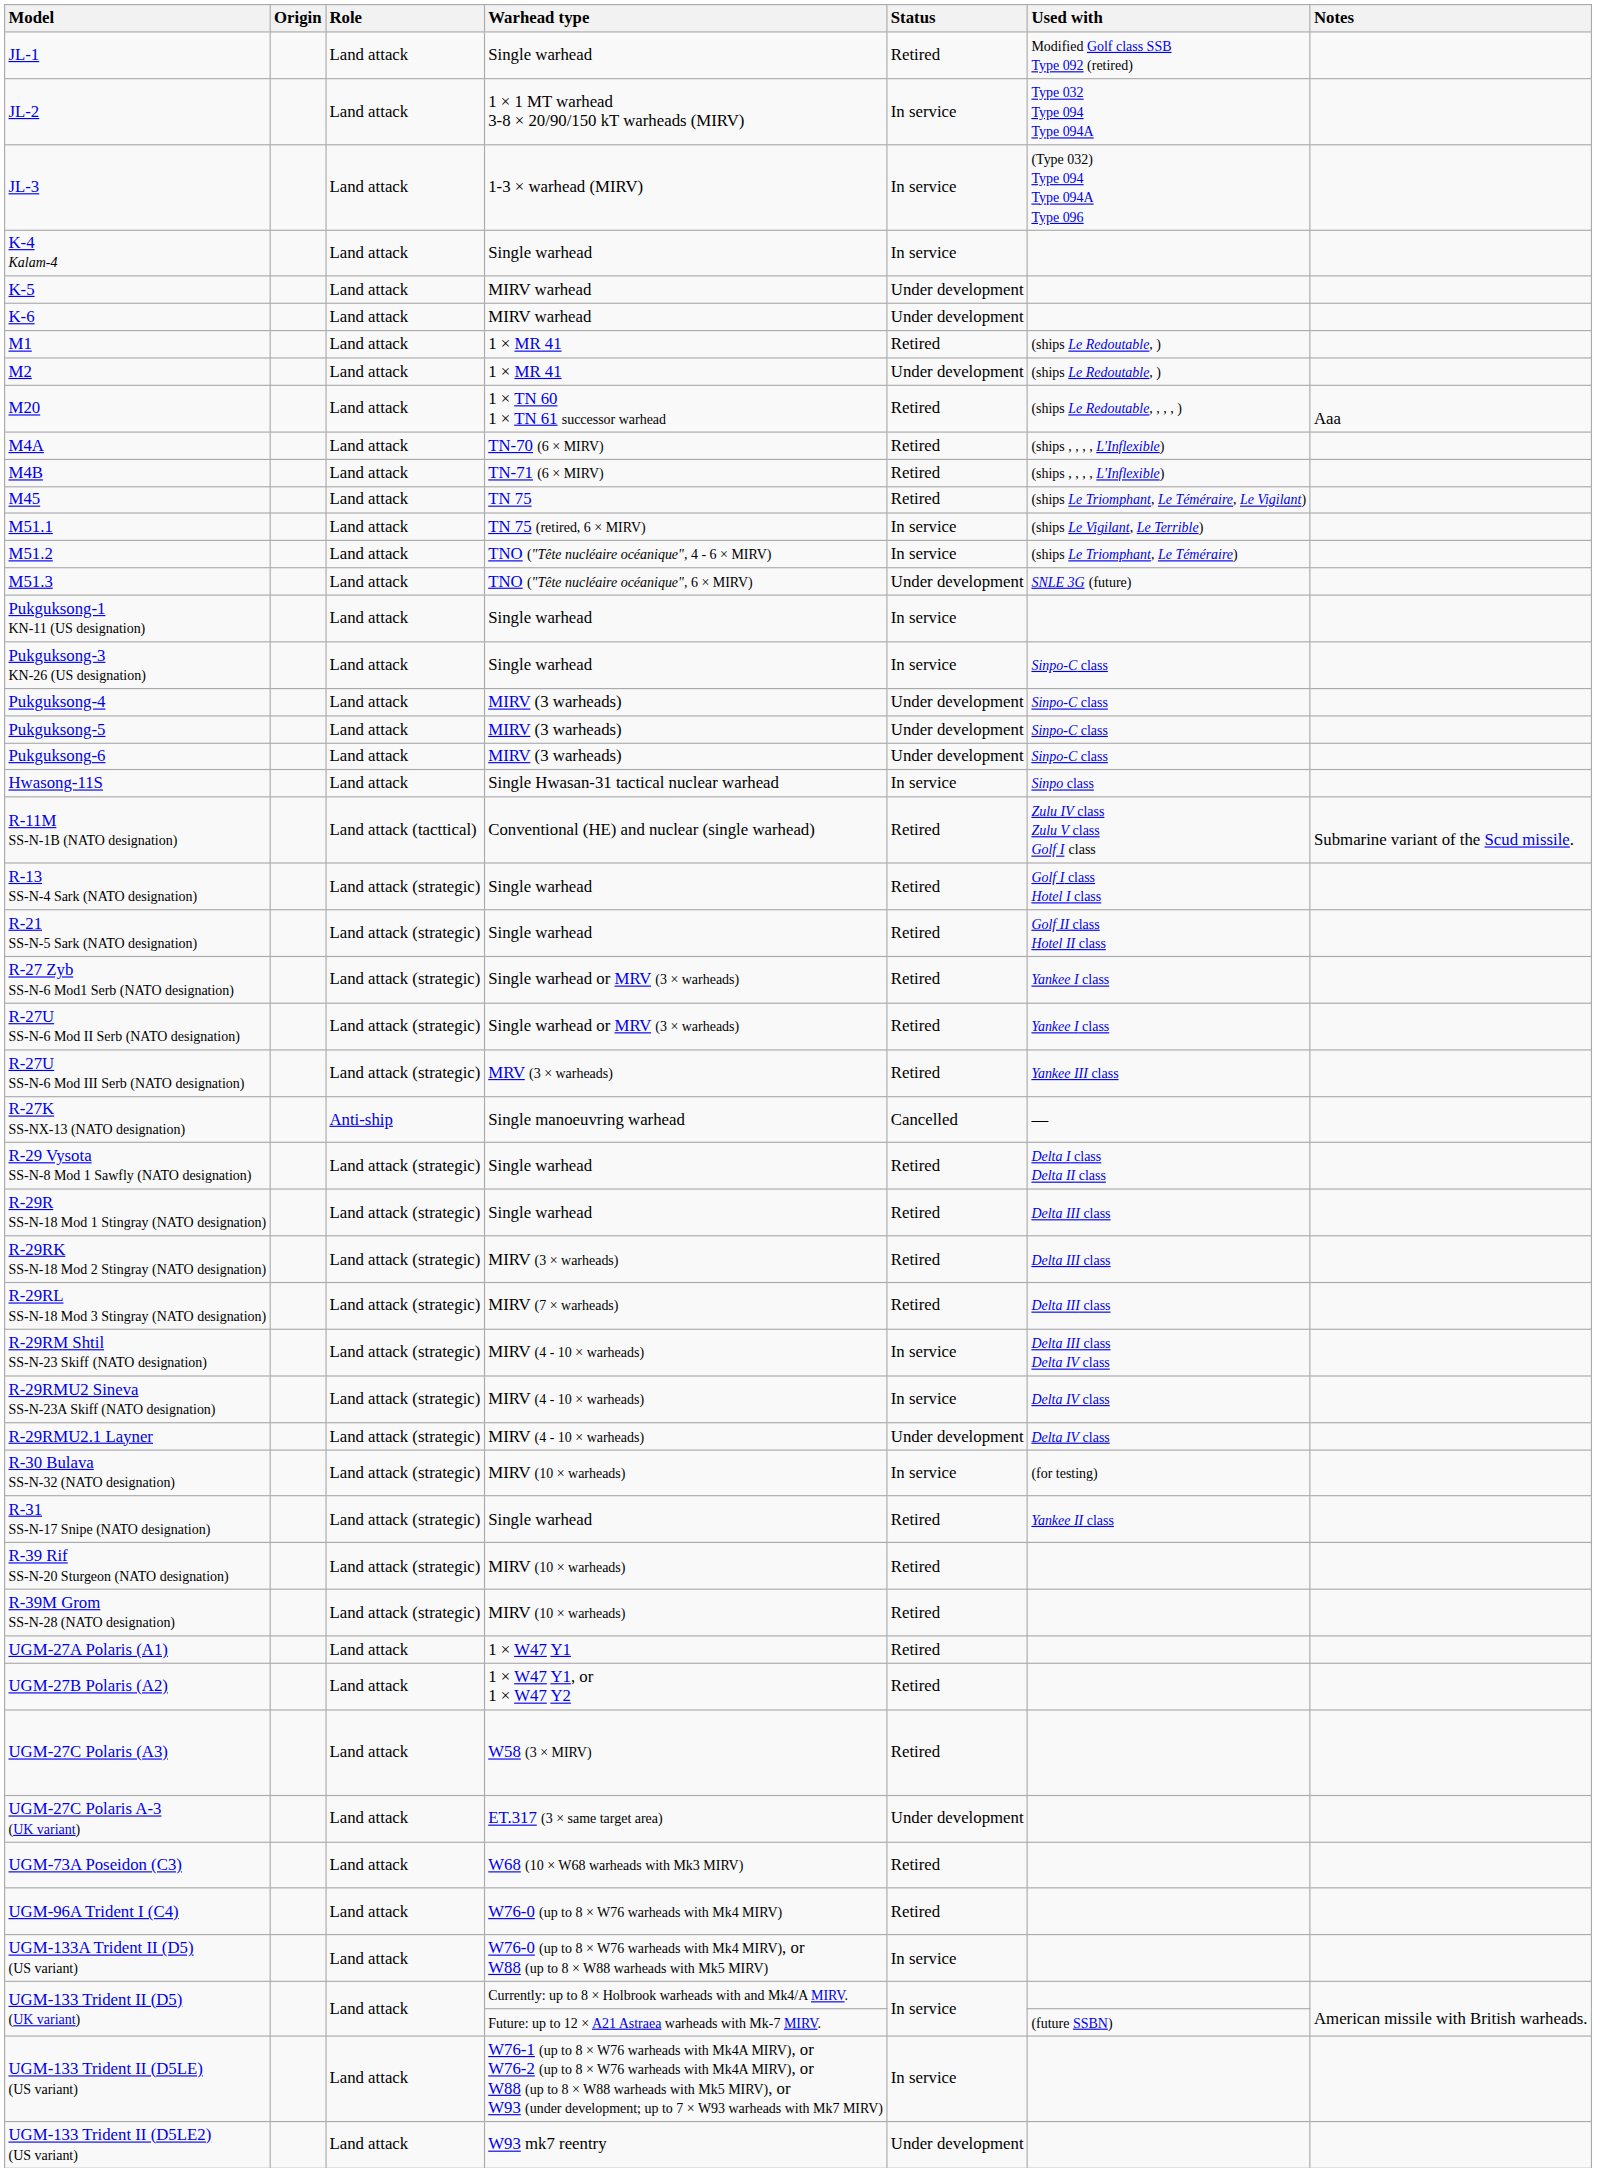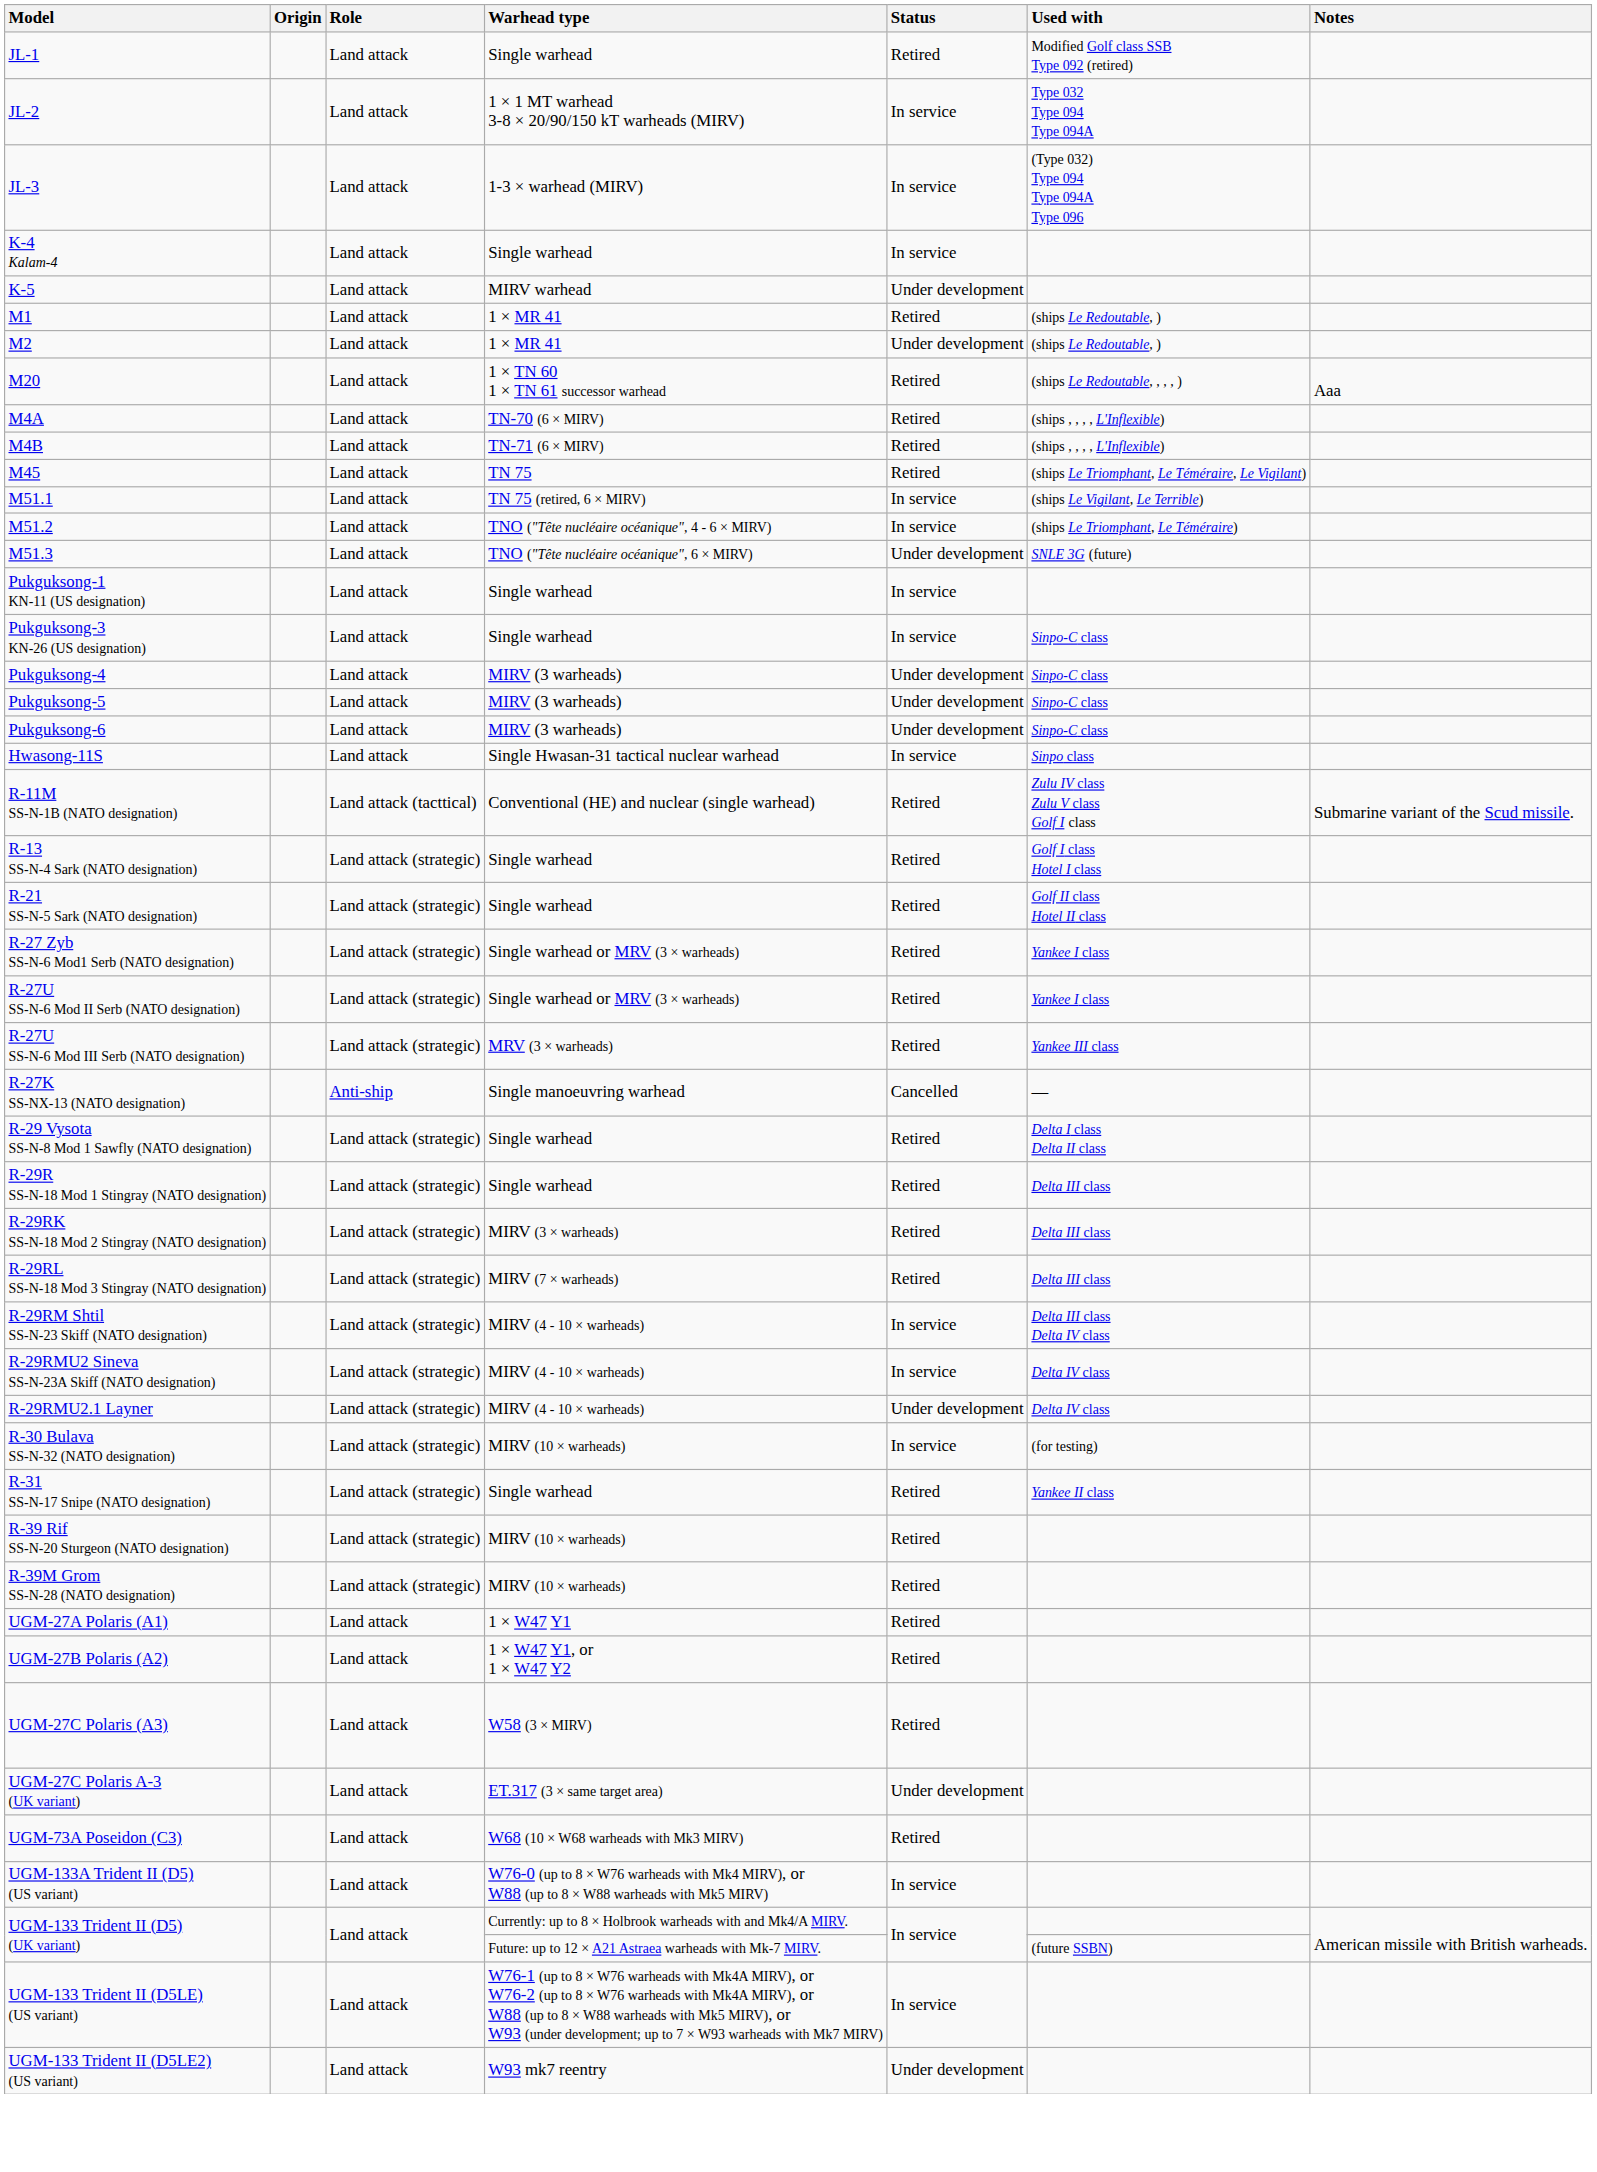- row: (22, 316)
- row: (94, 1911)
